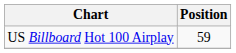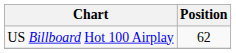(204, 37) 59 -> (204, 37) 62
